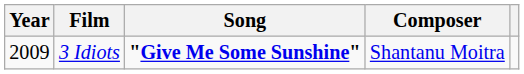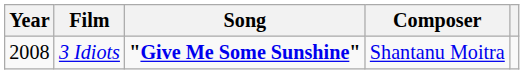(29, 52) 2009 -> (29, 52) 2008
